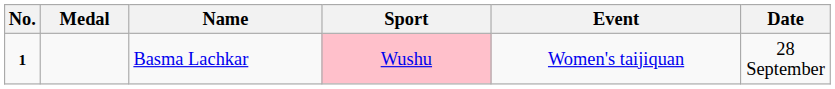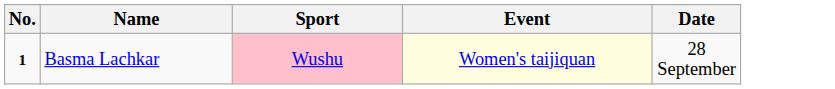- column: (85, 19)
(616, 58) no background -> (527, 58) lightyellow background
